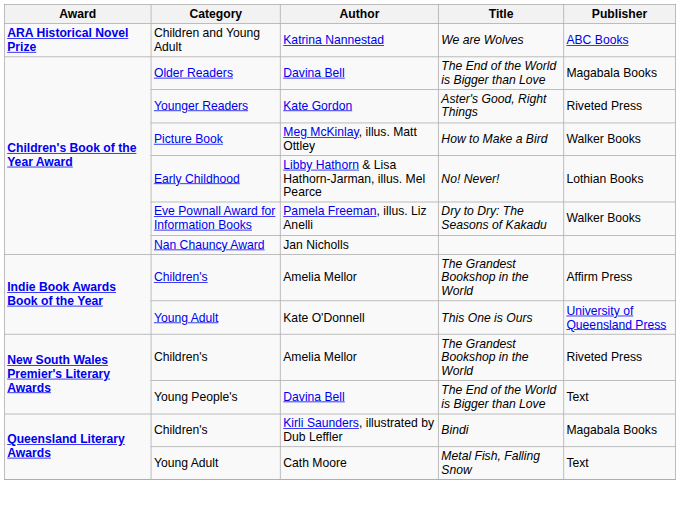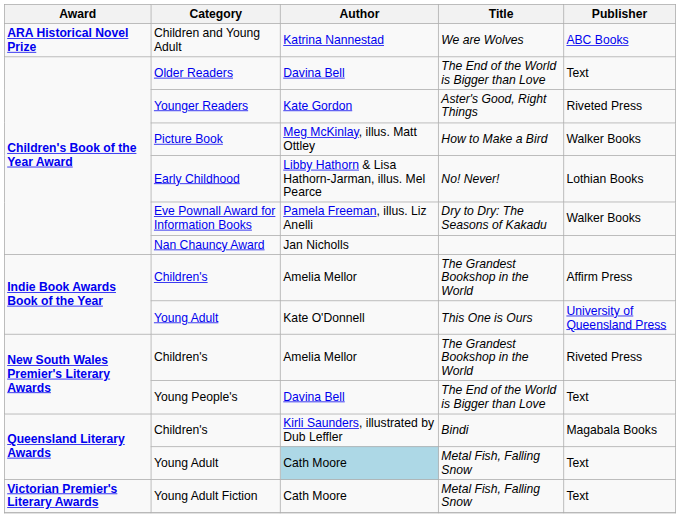(612, 73) Magabala Books -> (578, 73) Text
(315, 463) no background -> (315, 463) lightblue background
+ row: (62, 496)
